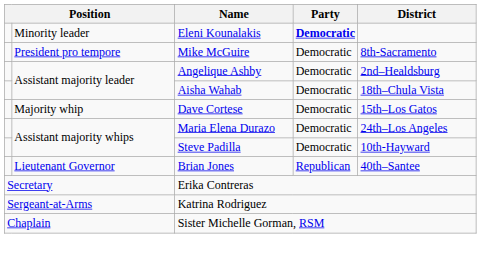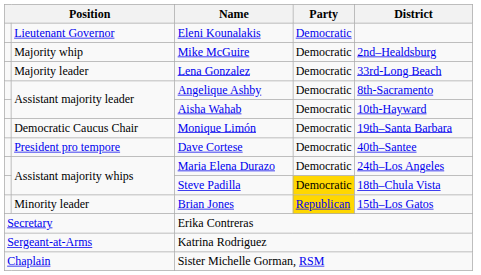(52, 33) Minority leader -> (64, 33) Lieutenant Governor
(325, 33) bold -> (324, 33) normal
(67, 52) President pro tempore -> (49, 52) Majority whip
(399, 52) 8th-Sacramento -> (397, 52) 2nd–Healdsburg
+ row: (214, 71)
(400, 71) 2nd–Healdsburg -> (395, 90) 8th-Sacramento
(402, 90) 18th–Chula Vista -> (392, 109) 10th-Hayward
+ row: (217, 128)
(49, 109) Majority whip -> (67, 147) President pro tempore
(399, 109) 15th–Los Gatos -> (387, 147) 40th–Santee
(324, 147) no background -> (324, 185) gold background
(395, 147) 10th-Hayward -> (399, 185) 18th–Chula Vista
(64, 166) Lieutenant Governor -> (52, 204) Minority leader
(323, 166) no background -> (323, 204) gold background
(390, 166) 40th–Santee -> (395, 204) 15th–Los Gatos
